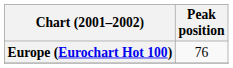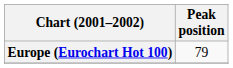(201, 52) 76 -> (201, 52) 79
